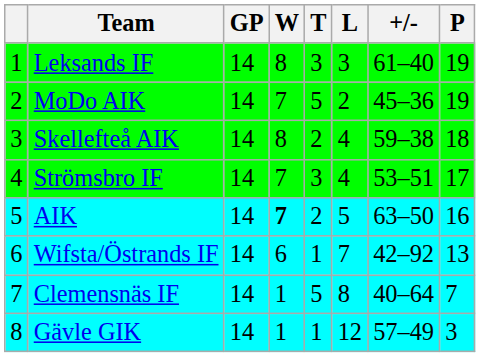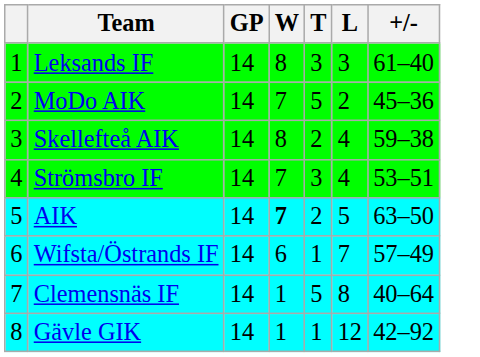- column: (457, 23)
(404, 255) 42–92 -> (404, 255) 57–49
(404, 332) 57–49 -> (404, 332) 42–92
